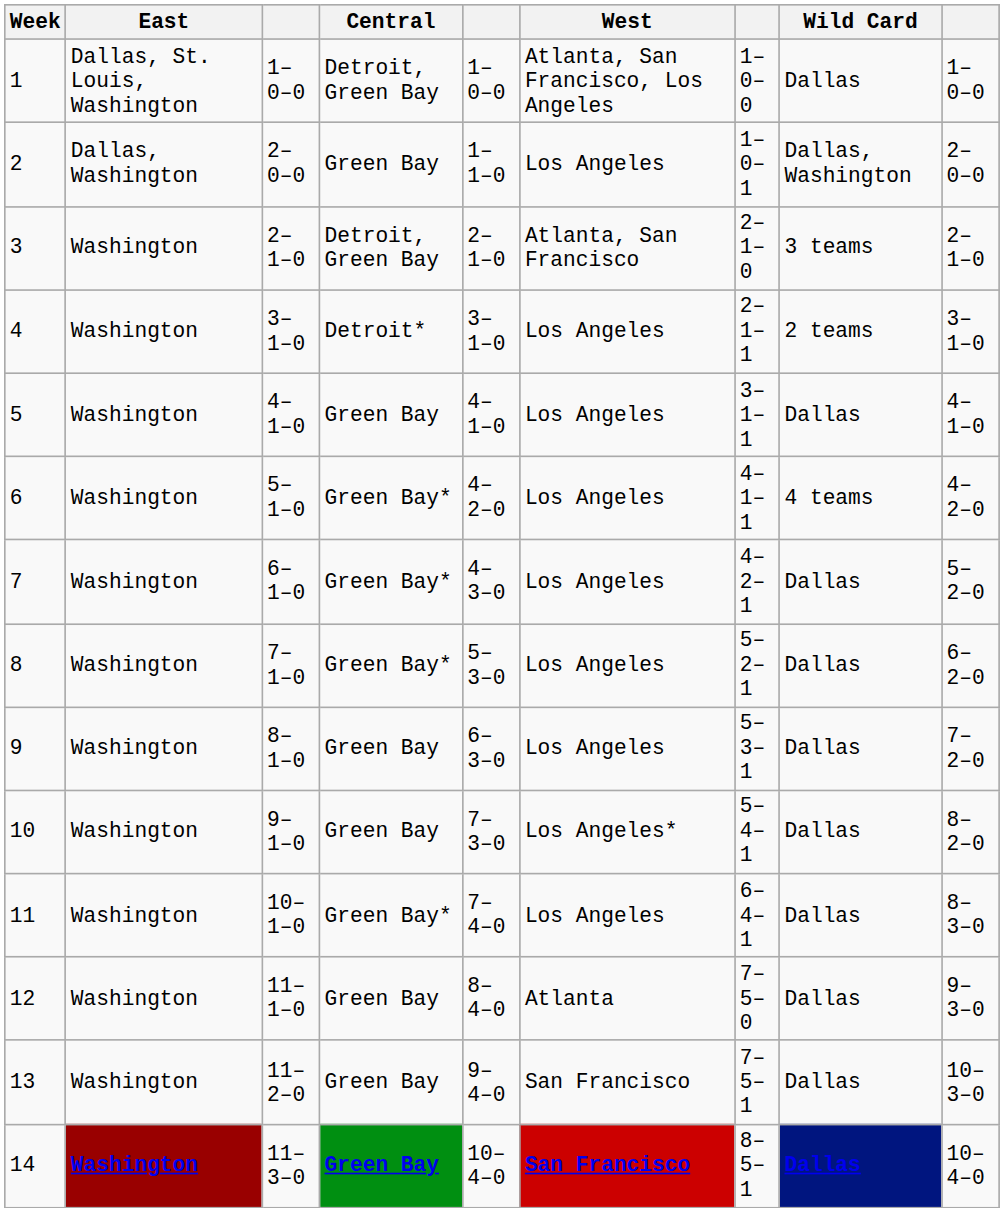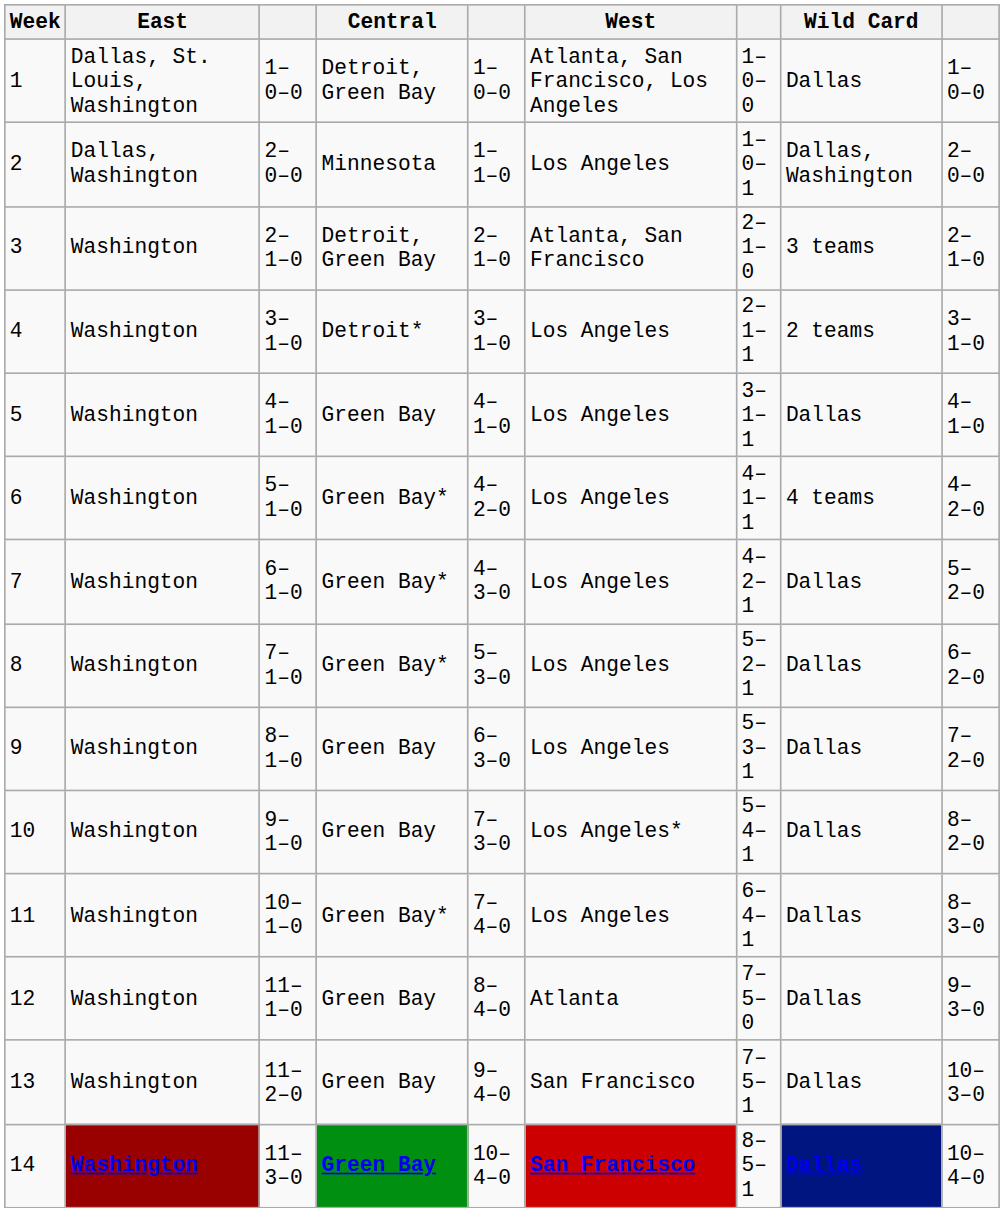(382, 165) Green Bay -> (379, 165) Minnesota
